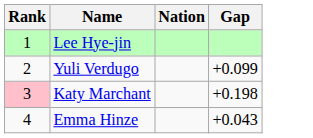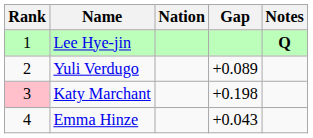+ column: (285, 17)
(235, 68) +0.099 -> (235, 68) +0.089
